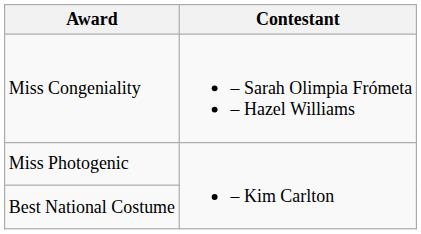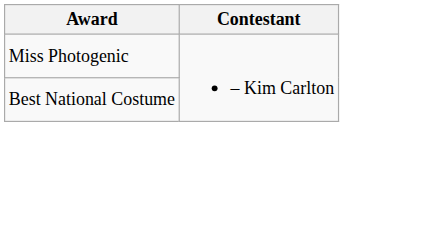- row: (75, 88)
